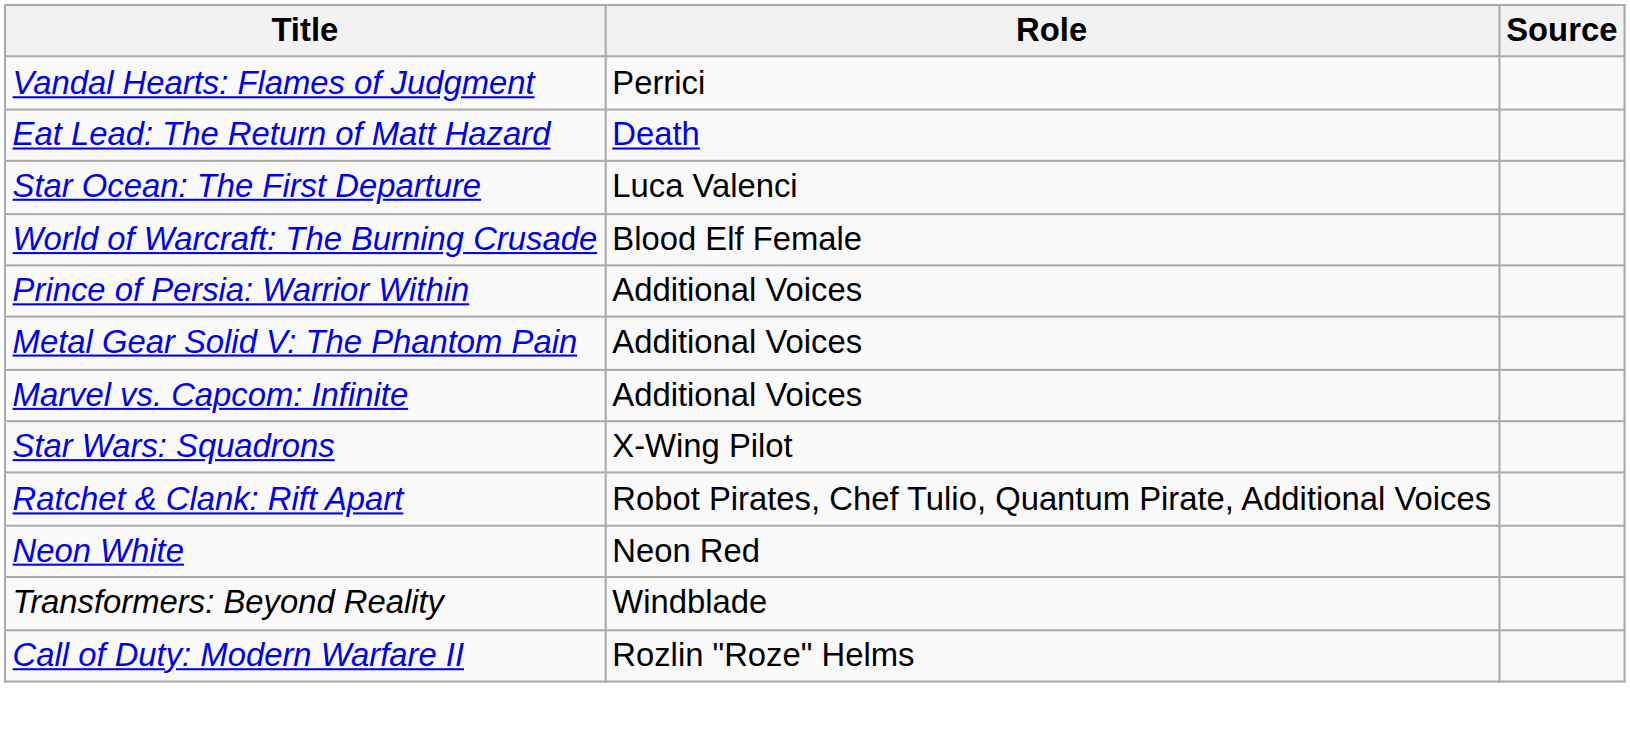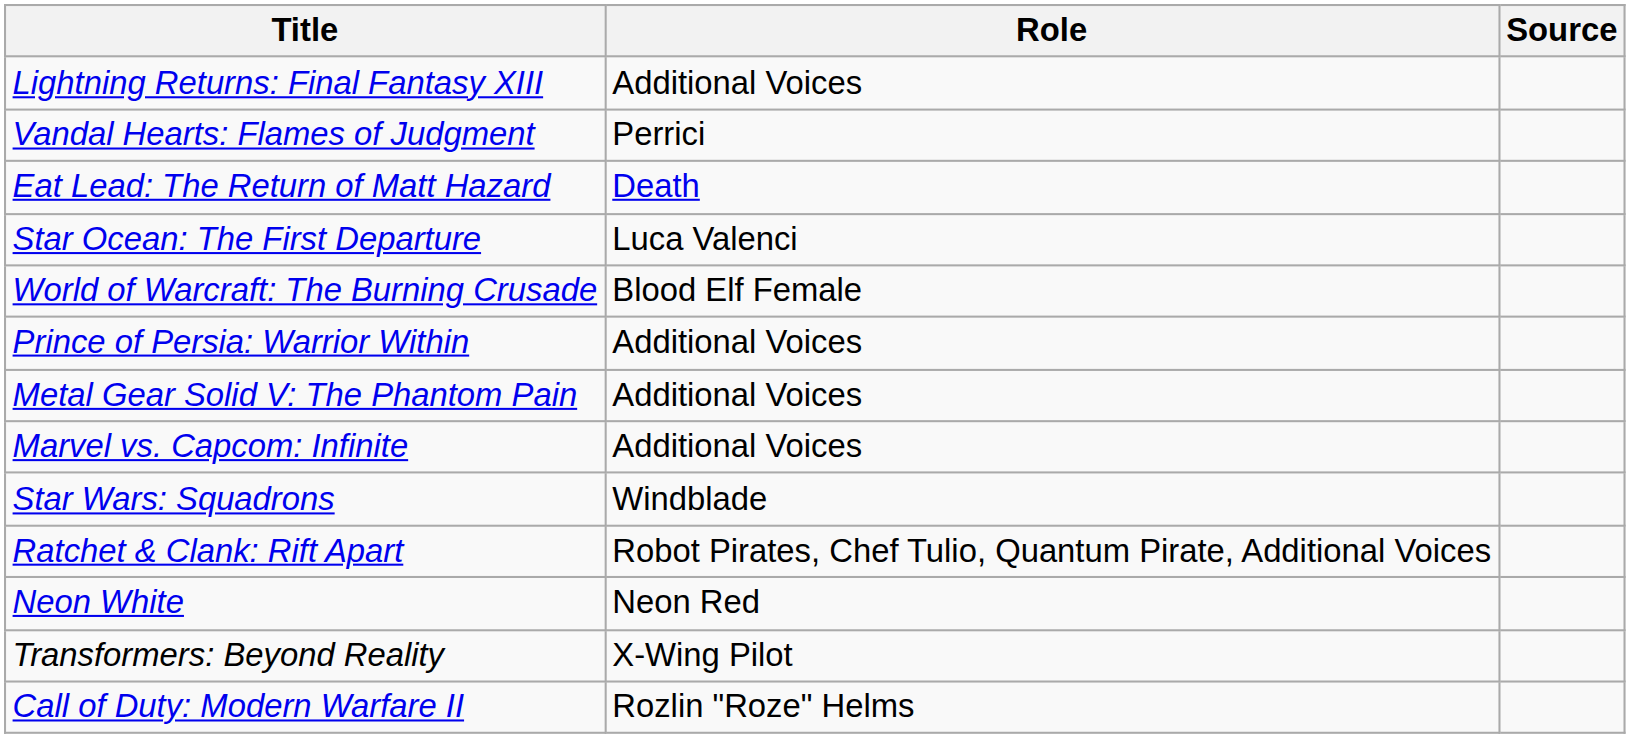+ row: (278, 82)
(703, 446) X-Wing Pilot -> (690, 498) Windblade
(690, 602) Windblade -> (703, 654) X-Wing Pilot
